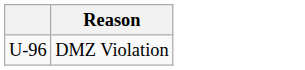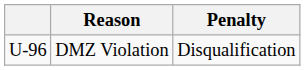+ column: (236, 19)
